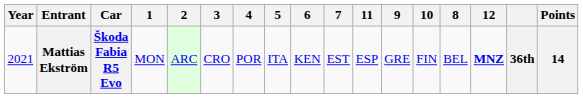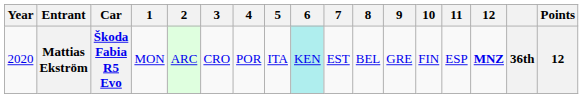columns swapped: (455, 15) <-> (367, 15)
(20, 59) 2021 -> (20, 59) 2020
(307, 59) no background -> (307, 59) paleturquoise background
(558, 59) 14 -> (558, 59) 12
